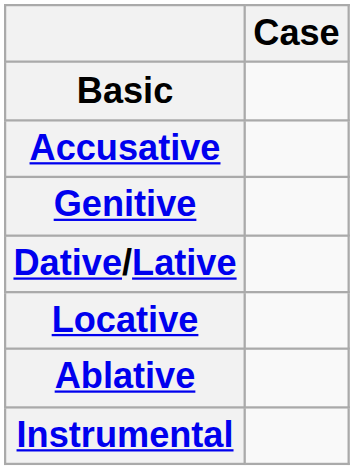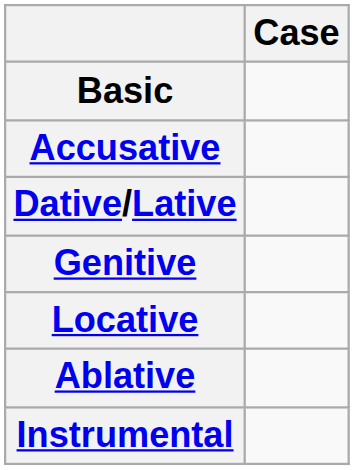rows swapped: (125, 205) <-> (125, 262)
